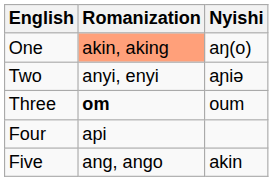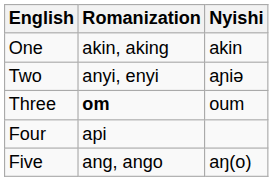(126, 47) lightsalmon background -> (126, 47) no background
(230, 47) aŋ(o) -> (226, 47) akin
(226, 162) akin -> (230, 162) aŋ(o)
